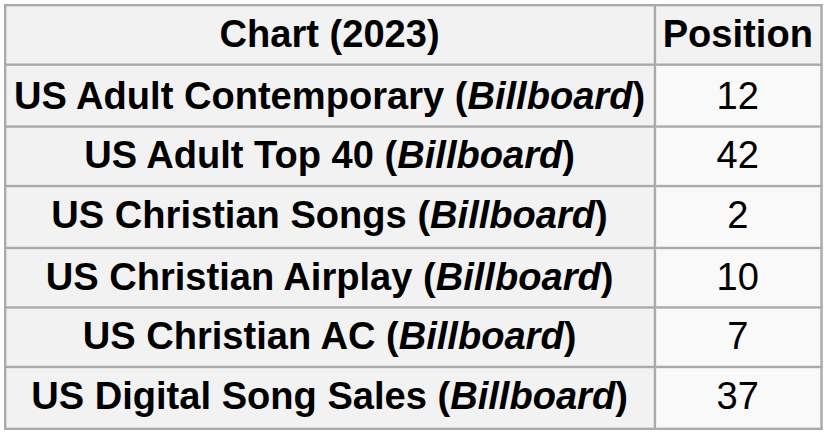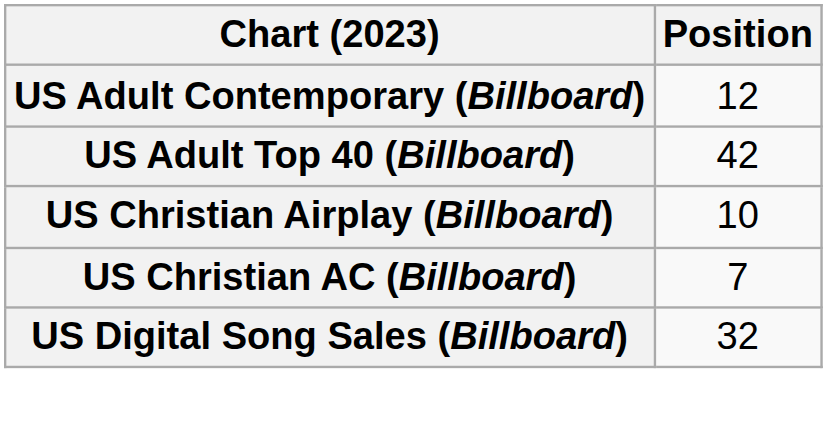- row: (330, 215)
(738, 397) 37 -> (738, 336) 32
